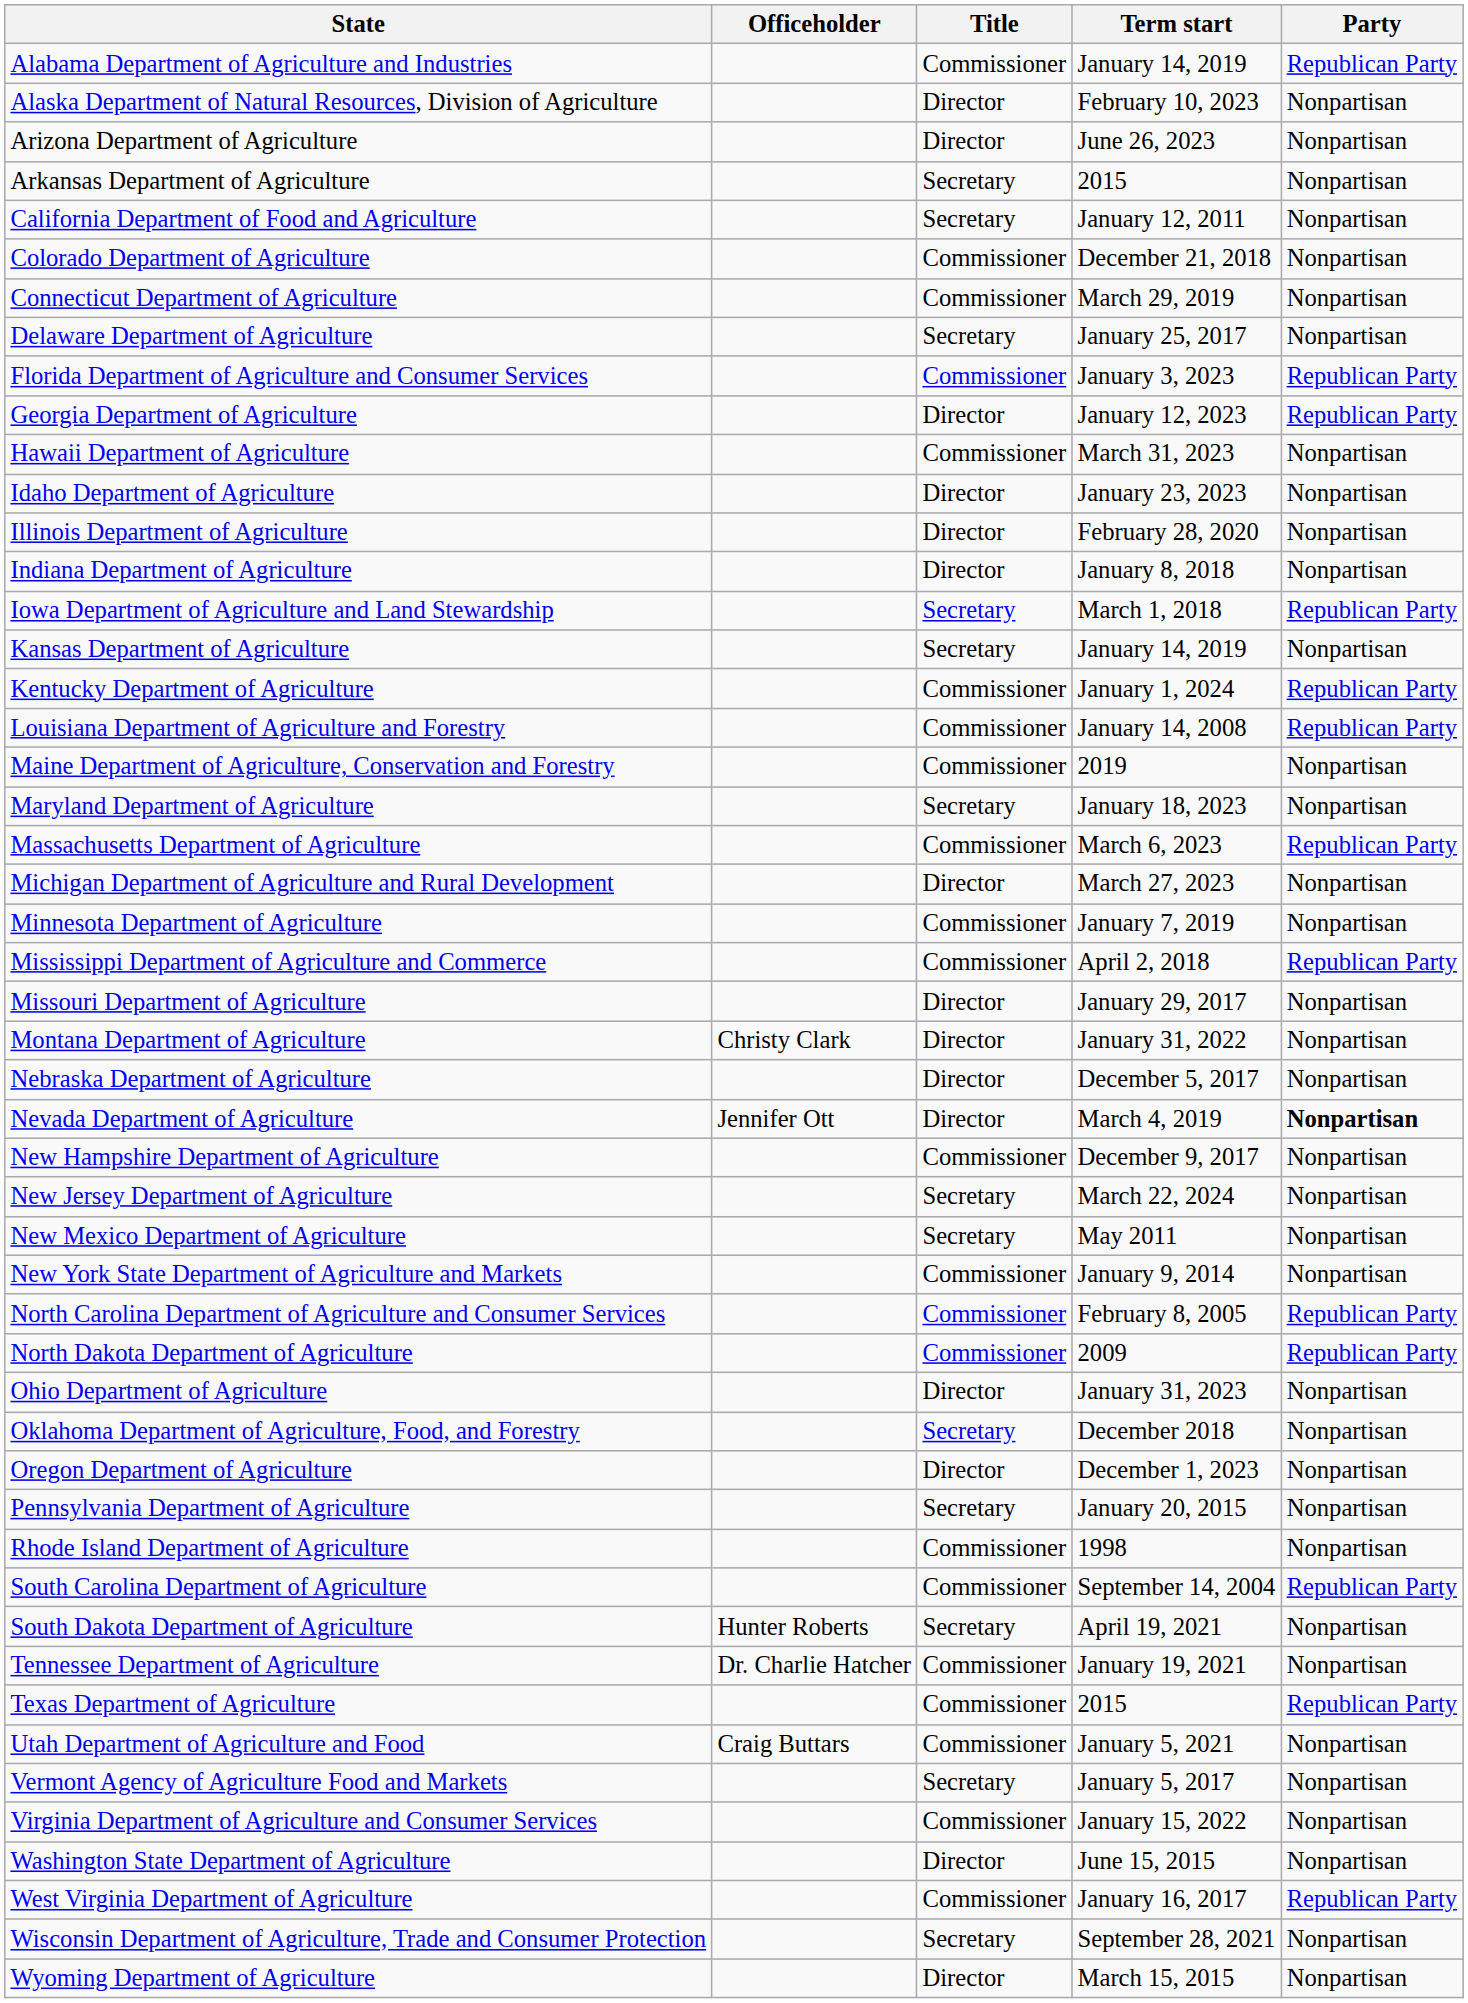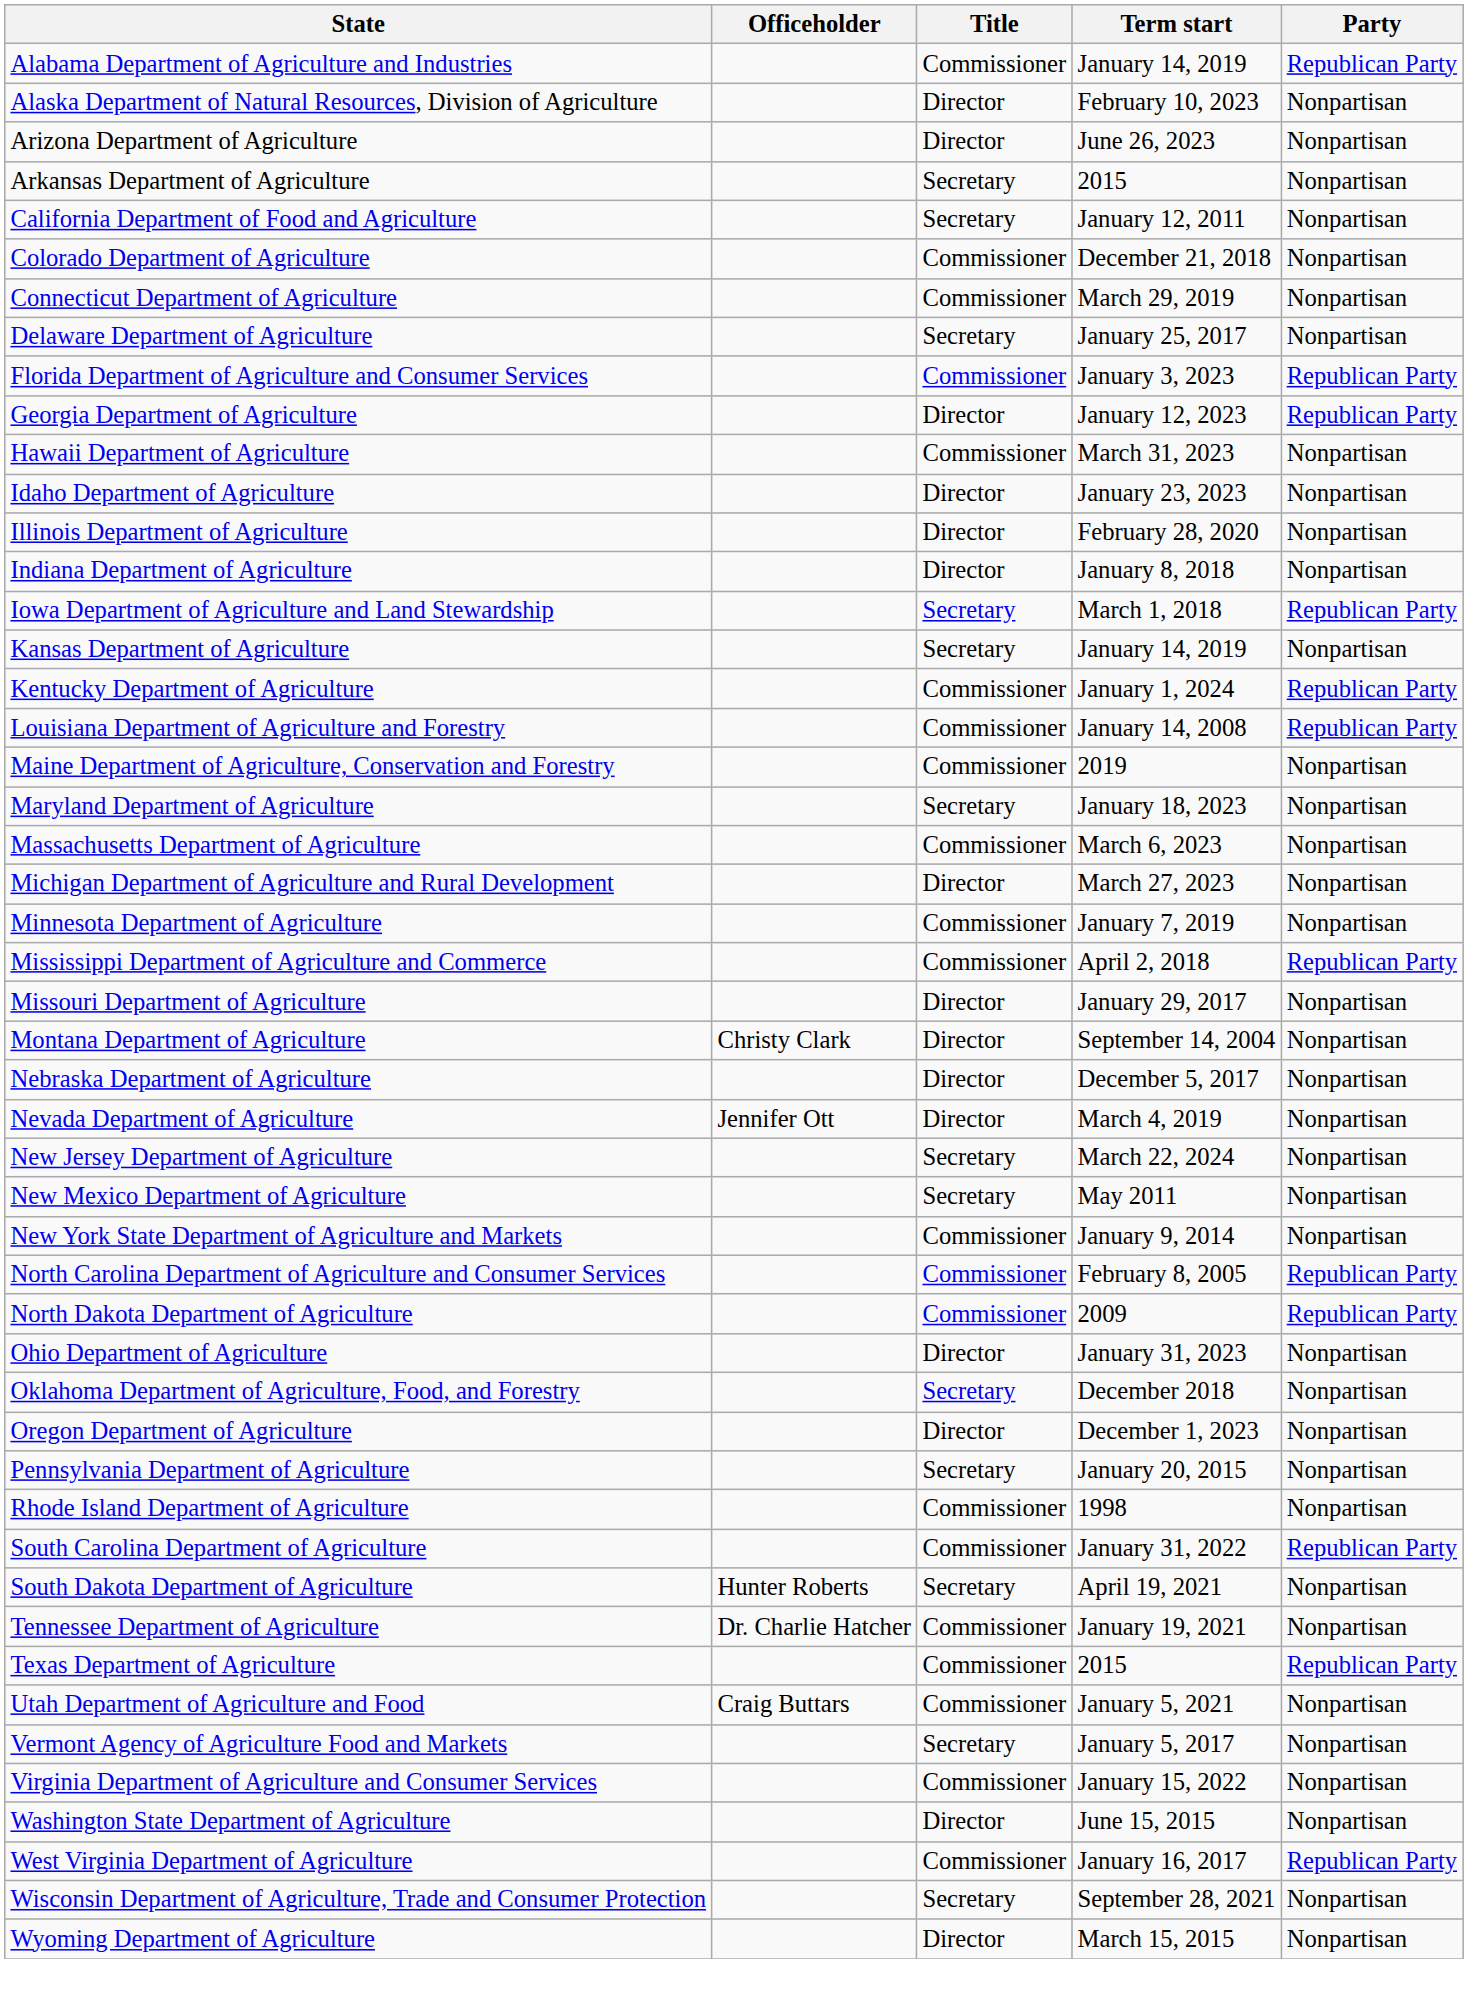(1372, 844) Republican Party -> (1347, 844) Nonpartisan
(1162, 1040) January 31, 2022 -> (1176, 1040) September 14, 2004
(1352, 1118) bold -> (1347, 1118) normal
- row: (225, 1157)
(1176, 1587) September 14, 2004 -> (1162, 1548) January 31, 2022
